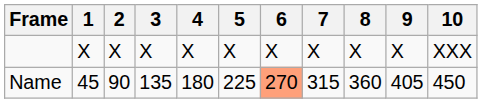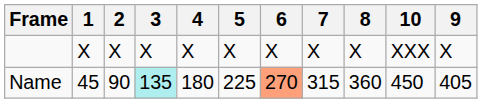columns swapped: (407, 20) <-> (452, 20)
(156, 82) no background -> (156, 82) paleturquoise background
